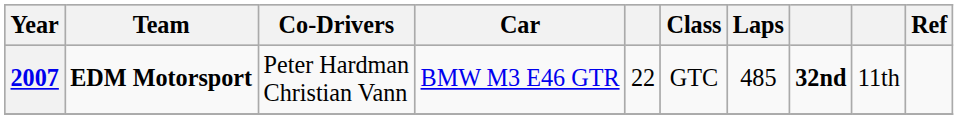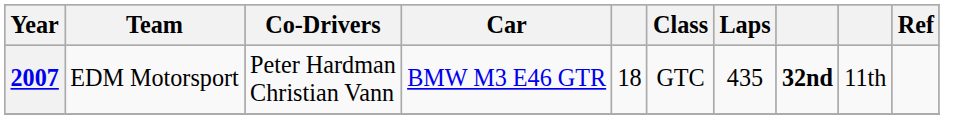(161, 79) bold -> (154, 79) normal
(643, 79) 22 -> (630, 79) 18
(758, 79) 485 -> (745, 79) 435
